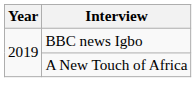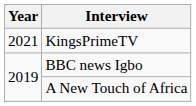+ row: (92, 40)
